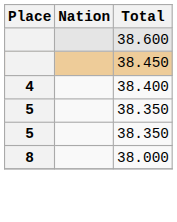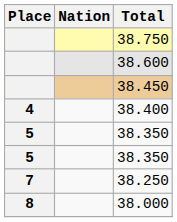+ row: (30, 40)
+ row: (30, 181)
